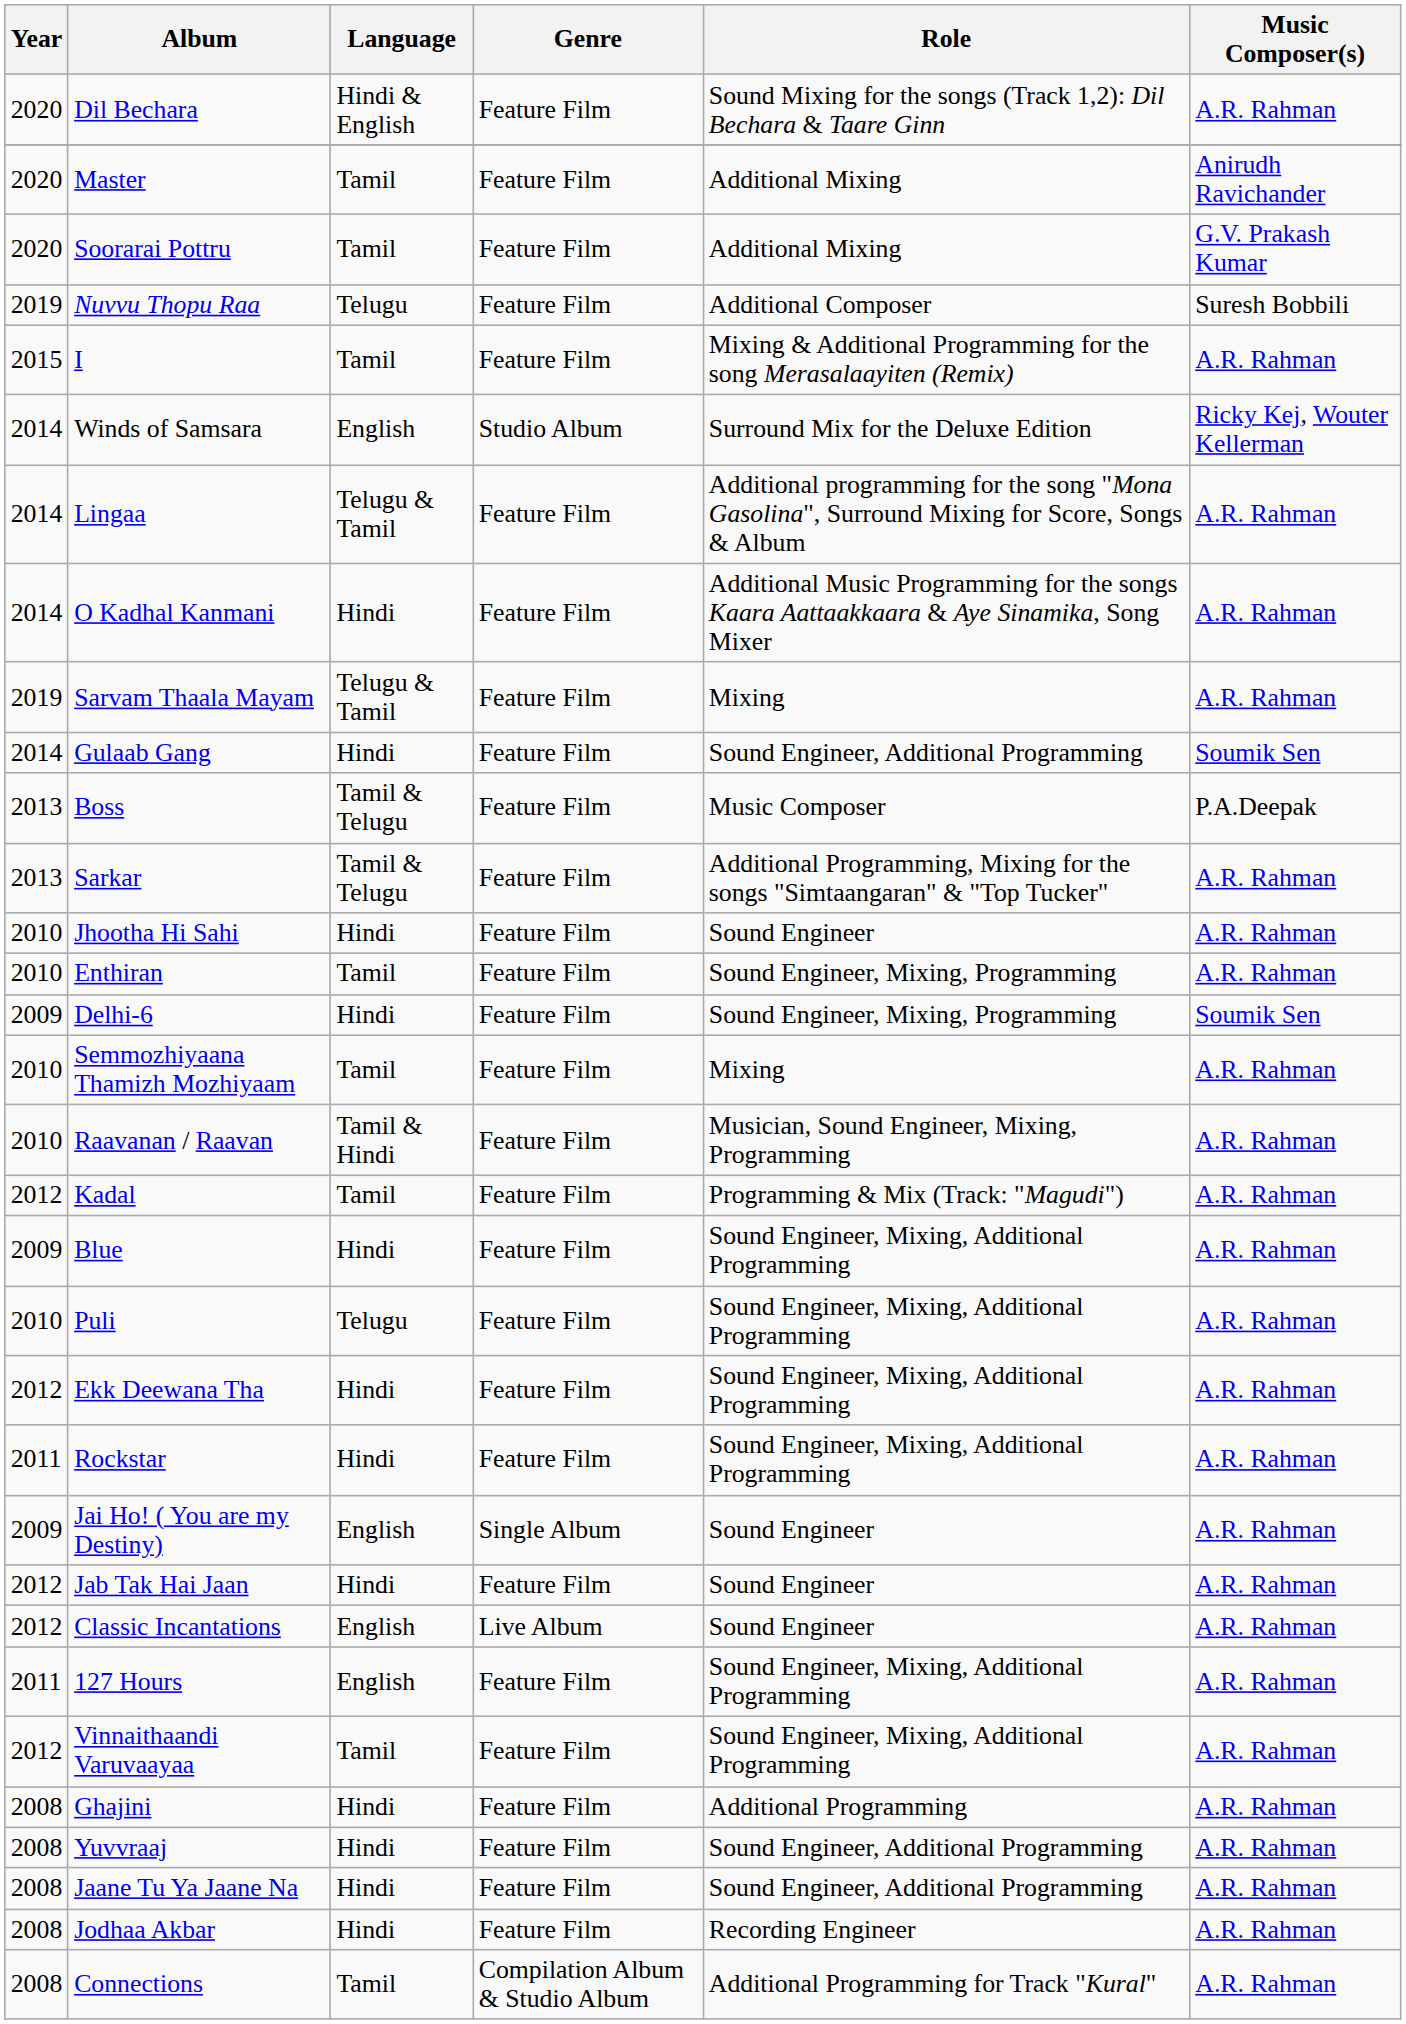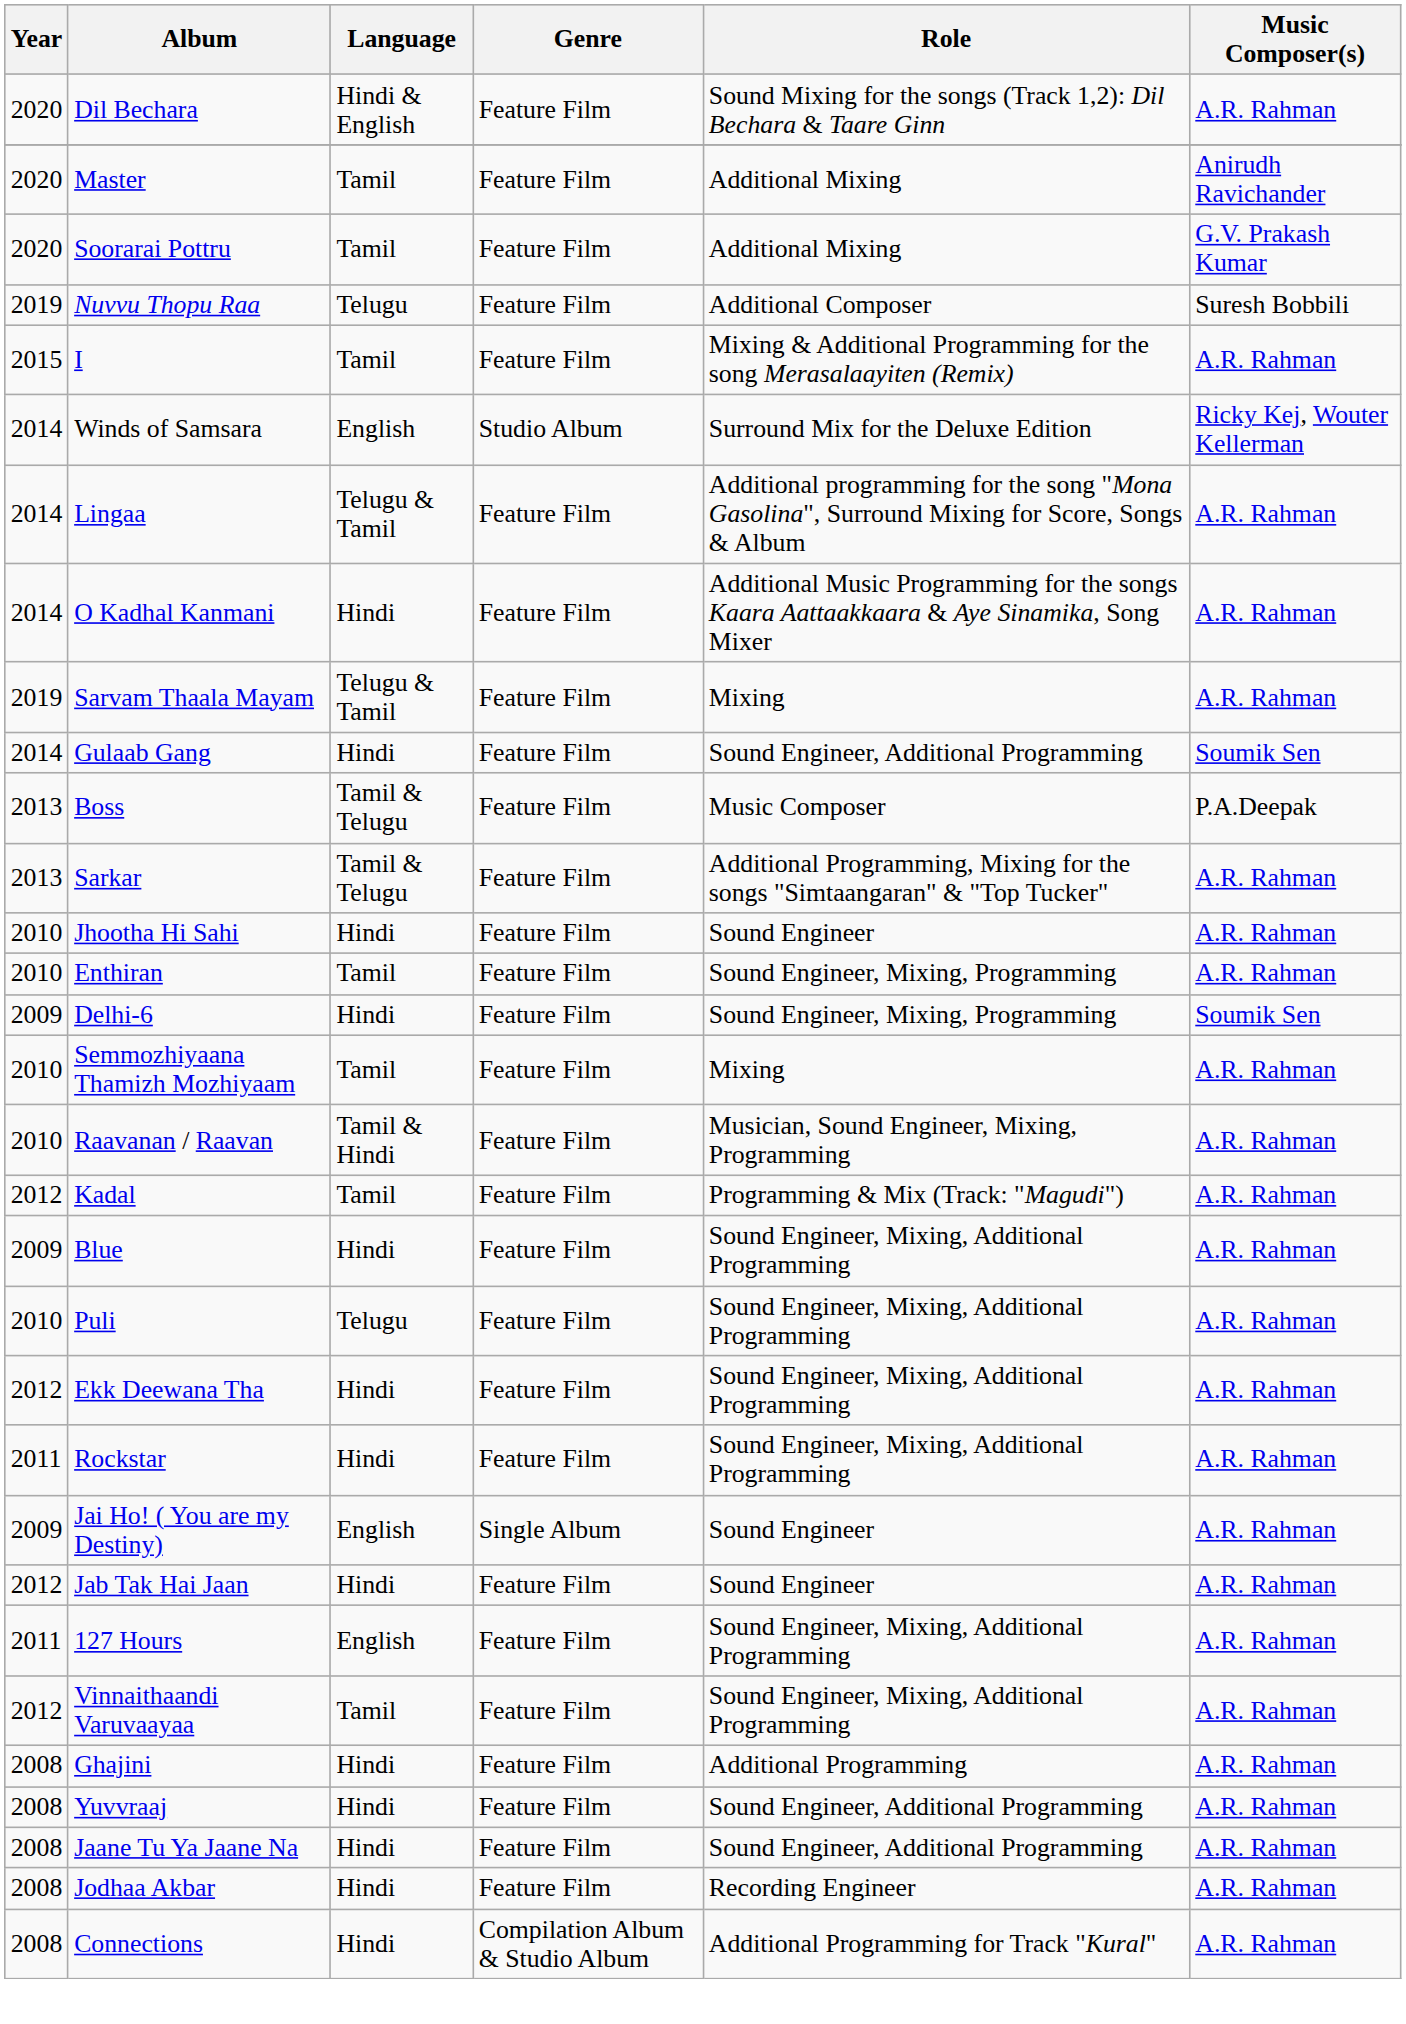- row: (178, 1625)
(366, 1984) Tamil -> (366, 1943) Hindi
